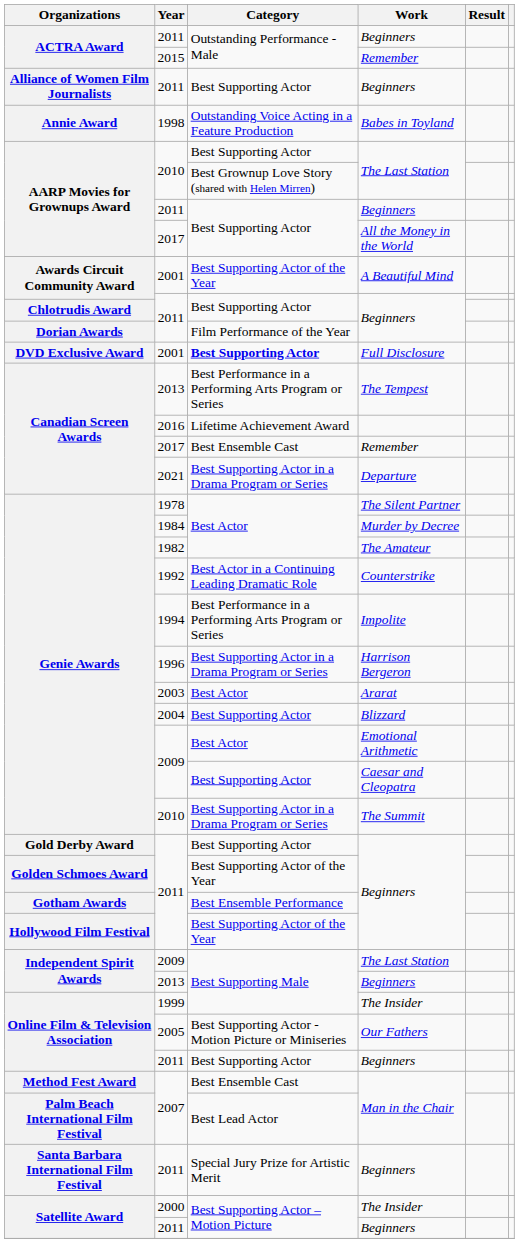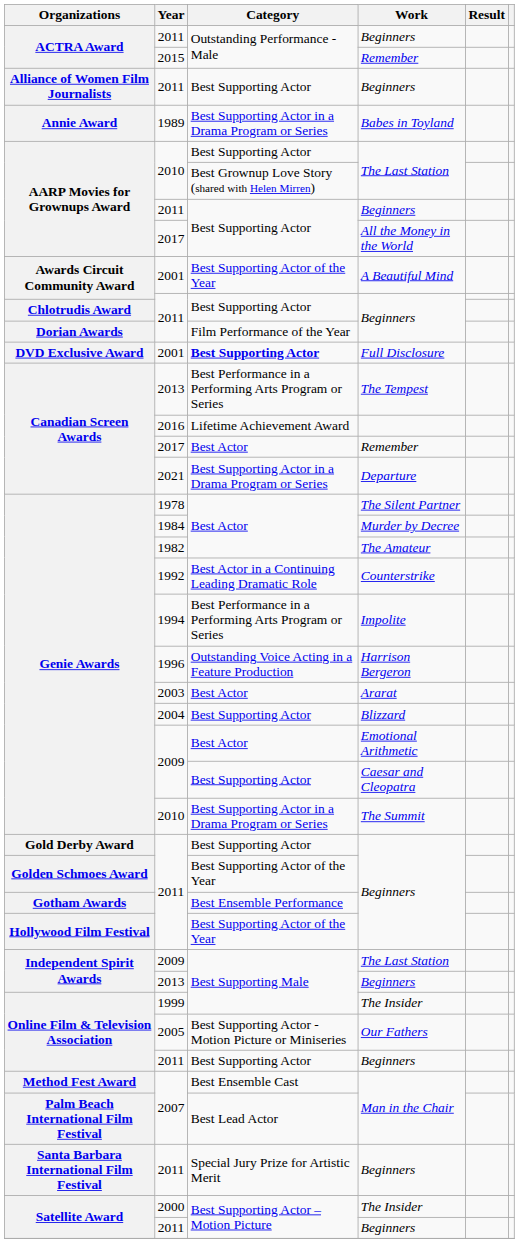(171, 123) 1998 -> (171, 123) 1989
(271, 123) Outstanding Voice Acting in a Feature Production -> (262, 123) Best Supporting Actor in a Drama Program or Series
(244, 446) Best Ensemble Cast -> (219, 446) Best Actor
(262, 664) Best Supporting Actor in a Drama Program or Series -> (271, 664) Outstanding Voice Acting in a Feature Production
